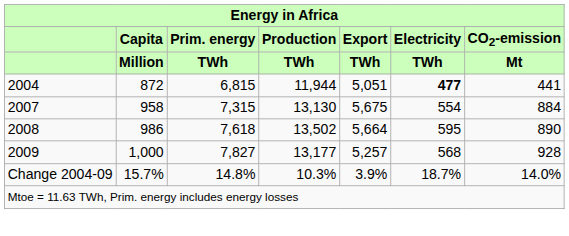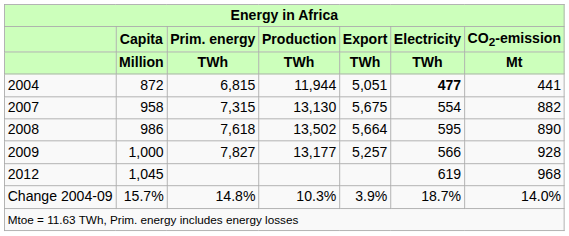(549, 107) 884 -> (549, 107) 882
(449, 152) 568 -> (449, 152) 566
+ row: (23, 174)
